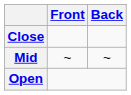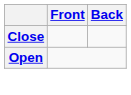- row: (26, 57)
